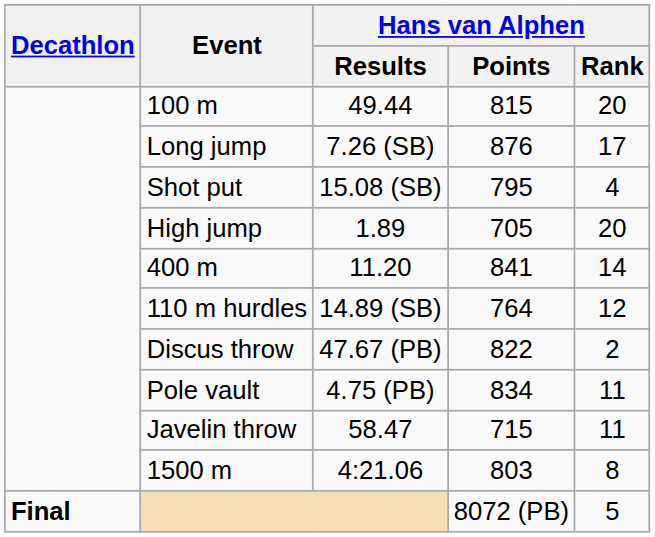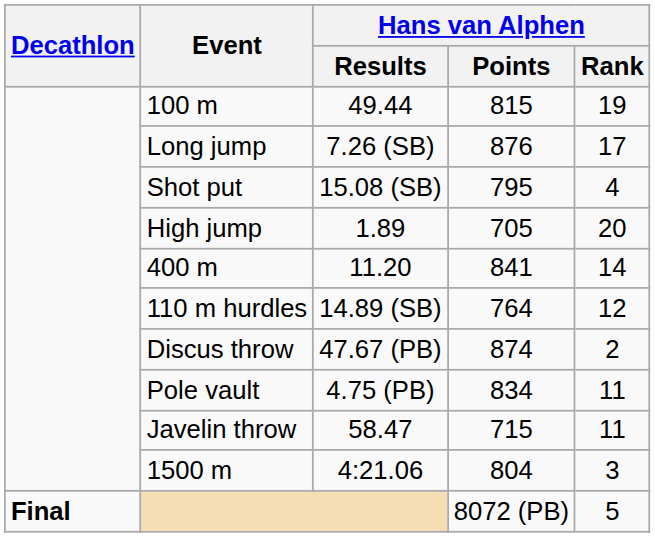(612, 107) 20 -> (612, 107) 19
(511, 349) 822 -> (511, 349) 874
(511, 471) 803 -> (511, 471) 804
(612, 471) 8 -> (612, 471) 3
